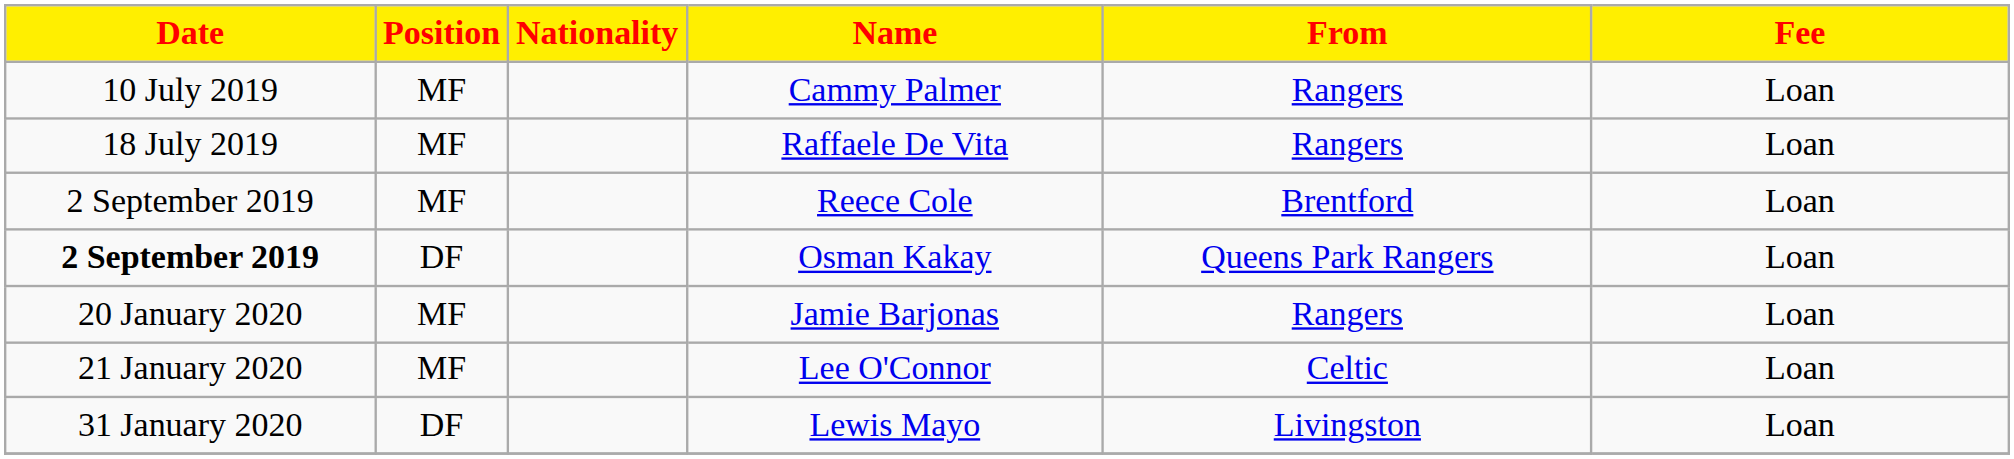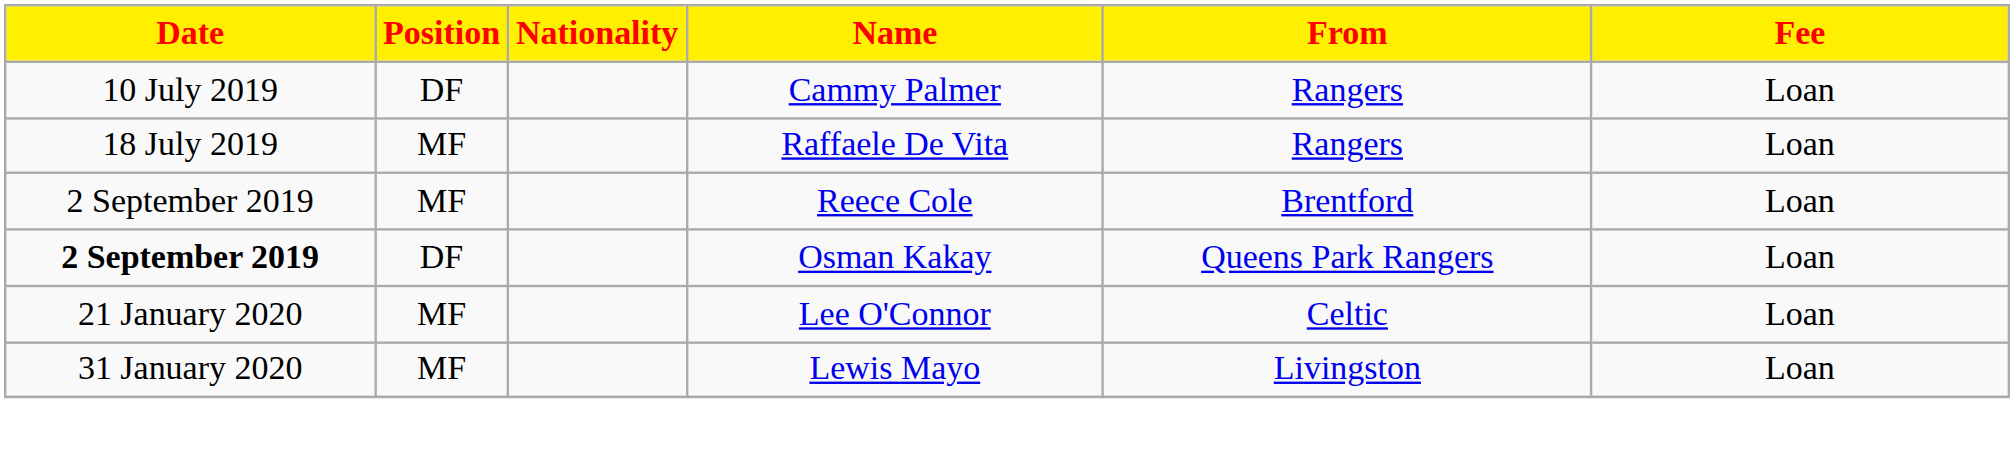(442, 88) MF -> (442, 88) DF
- row: (895, 313)
(442, 425) DF -> (442, 369) MF
